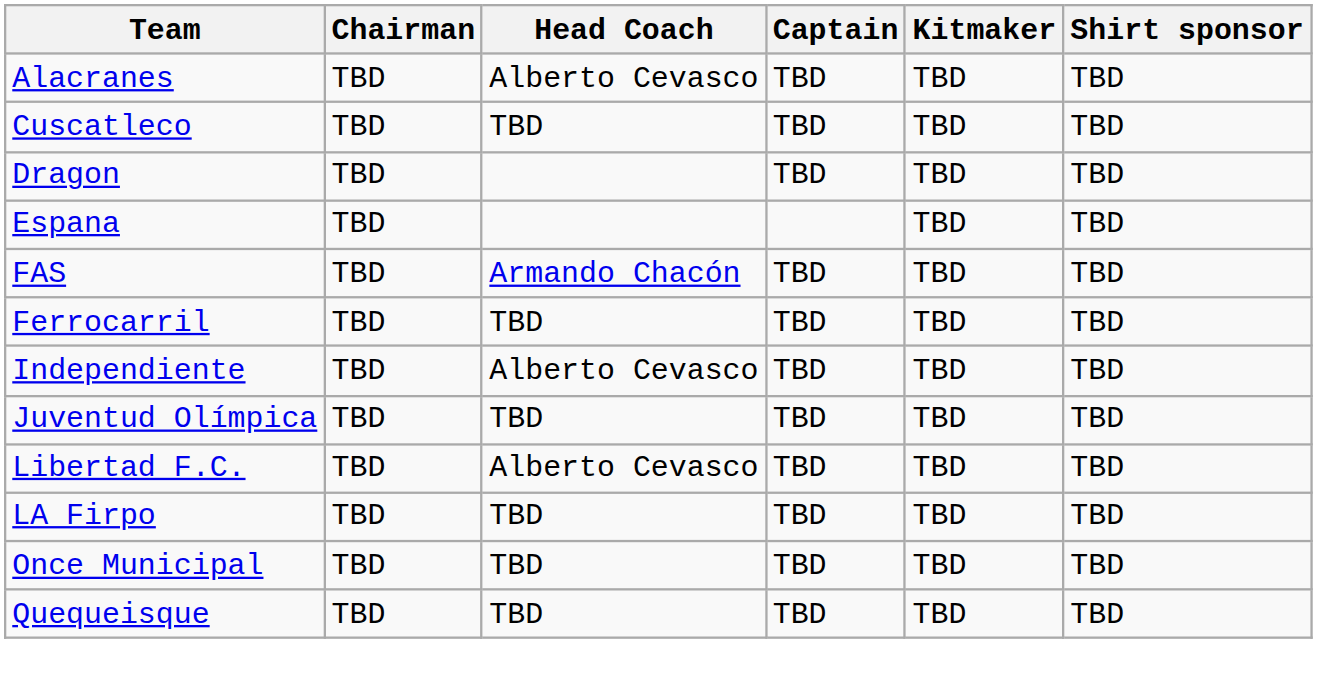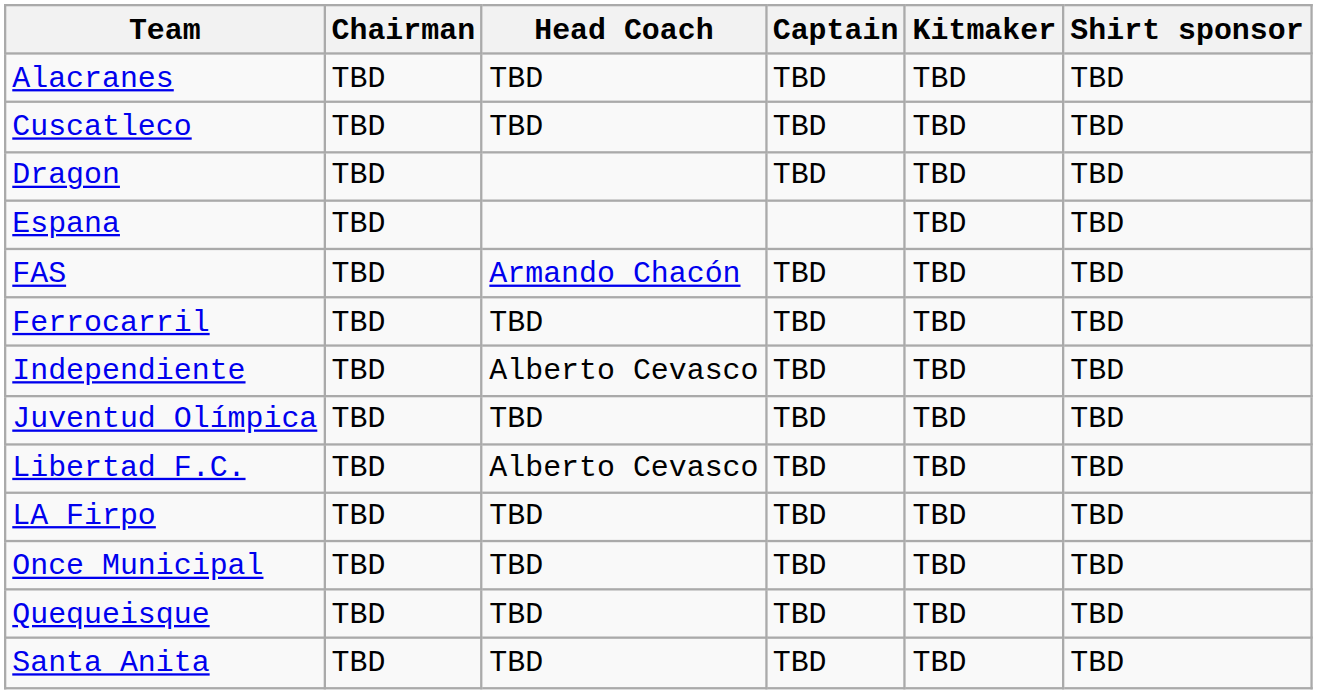(624, 78) Alberto Cevasco -> (516, 78) TBD
+ row: (111, 663)
